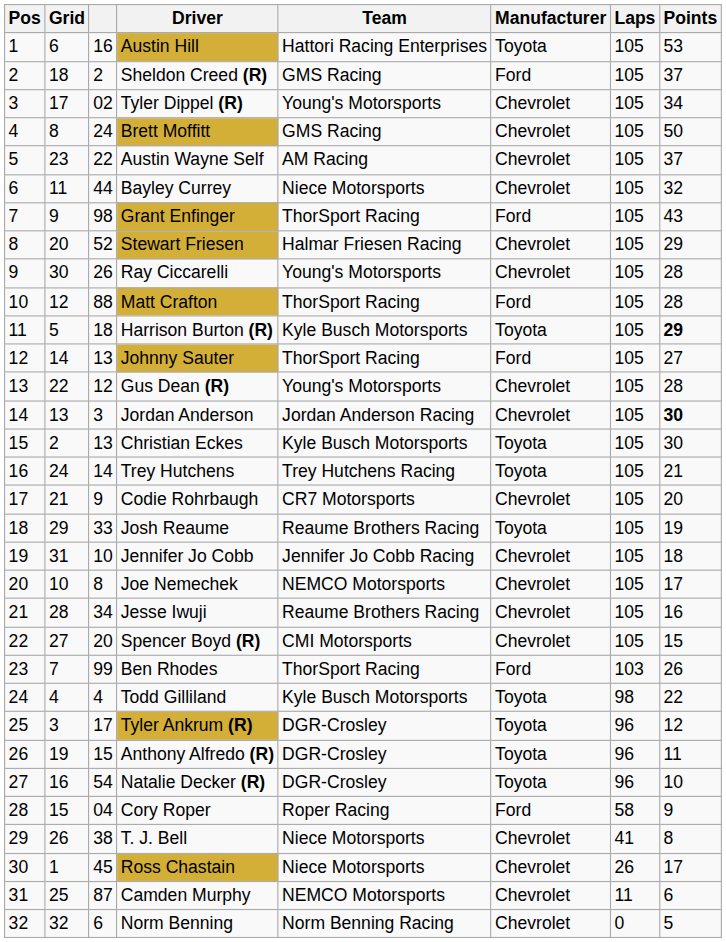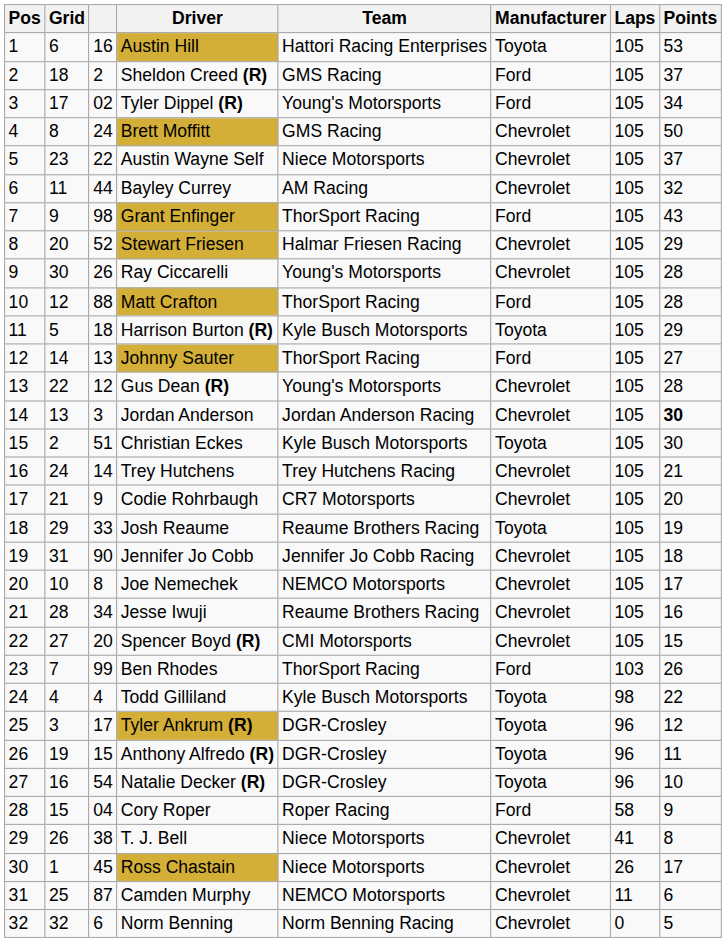(533, 103) Chevrolet -> (513, 103) Ford
(325, 159) AM Racing -> (353, 159) Niece Motorsports
(353, 187) Niece Motorsports -> (325, 187) AM Racing
(673, 329) bold -> (673, 329) normal
(103, 442) 13 -> (103, 442) 51
(521, 470) Toyota -> (533, 470) Chevrolet
(103, 555) 10 -> (103, 555) 90
